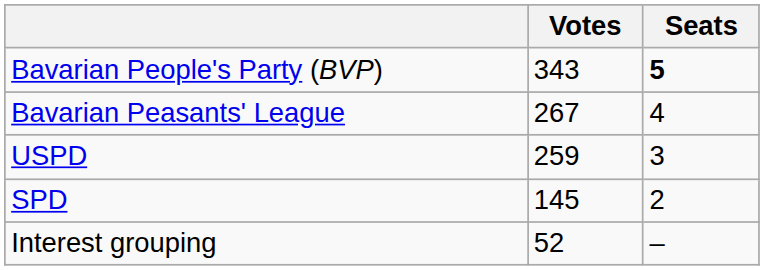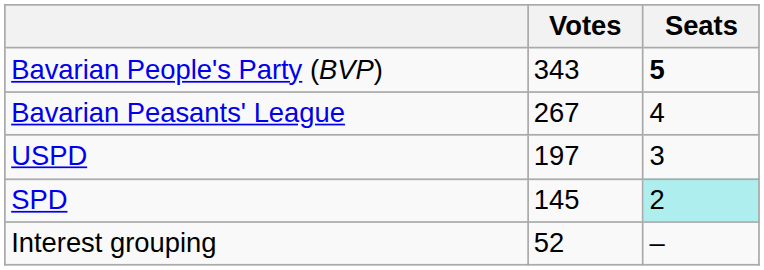(557, 156) 259 -> (557, 156) 197
(657, 199) no background -> (657, 199) paleturquoise background
